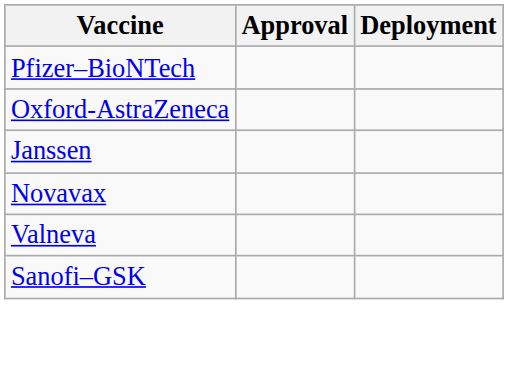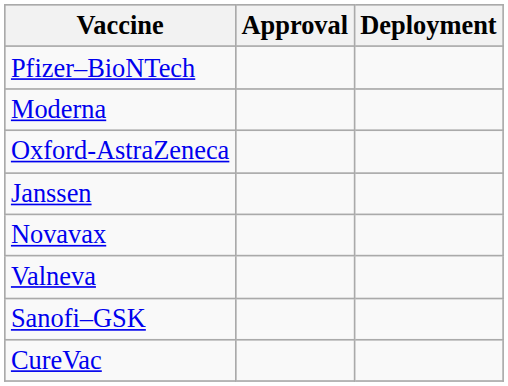+ row: (59, 109)
+ row: (56, 360)
